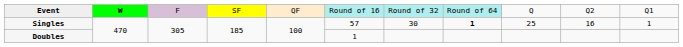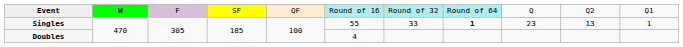(354, 23) 57 -> (354, 23) 55
(413, 23) 30 -> (413, 23) 33
(531, 23) 25 -> (531, 23) 23
(590, 23) 16 -> (590, 23) 13
(354, 36) 1 -> (354, 36) 4
